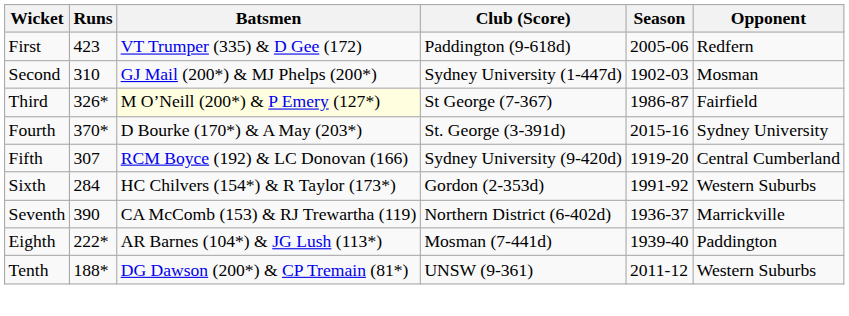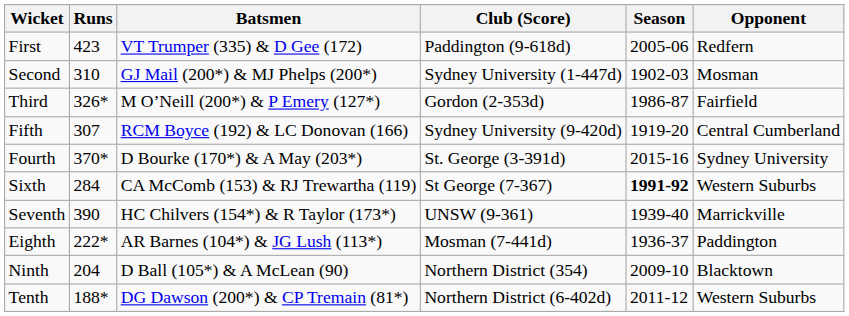(250, 102) lightyellow background -> (250, 102) no background
(488, 102) St George (7-367) -> (484, 102) Gordon (2-353d)
rows swapped: (32, 130) <-> (26, 158)
(258, 185) HC Chilvers (154*) & R Taylor (173*) -> (268, 185) CA McComb (153) & RJ Trewartha (119)
(484, 185) Gordon (2-353d) -> (488, 185) St George (7-367)
(659, 185) normal -> (659, 185) bold
(268, 213) CA McComb (153) & RJ Trewartha (119) -> (258, 213) HC Chilvers (154*) & R Taylor (173*)
(518, 213) Northern District (6-402d) -> (479, 213) UNSW (9-361)
(659, 213) 1936-37 -> (659, 213) 1939-40
(659, 241) 1939-40 -> (659, 241) 1936-37
+ row: (29, 269)
(479, 269) UNSW (9-361) -> (518, 297) Northern District (6-402d)
